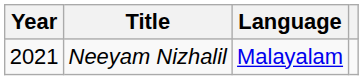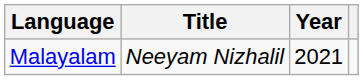columns swapped: (34, 21) <-> (290, 21)
